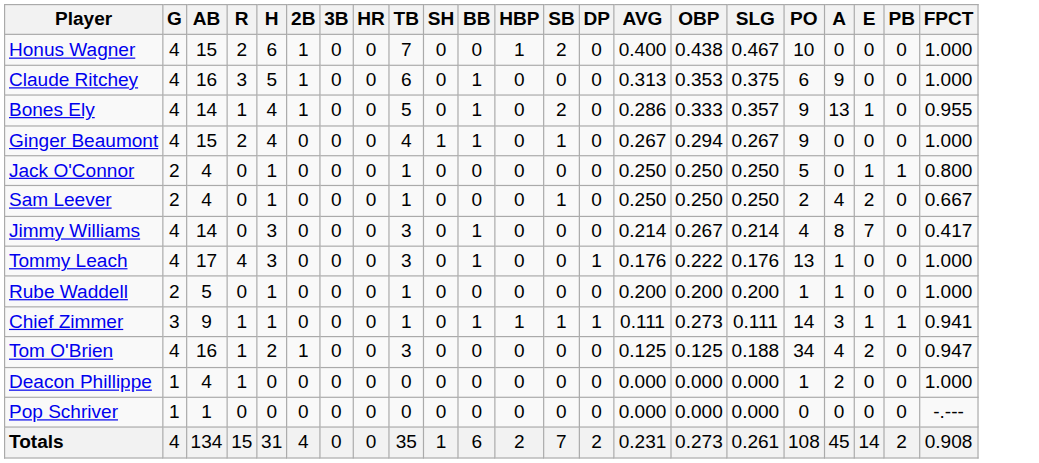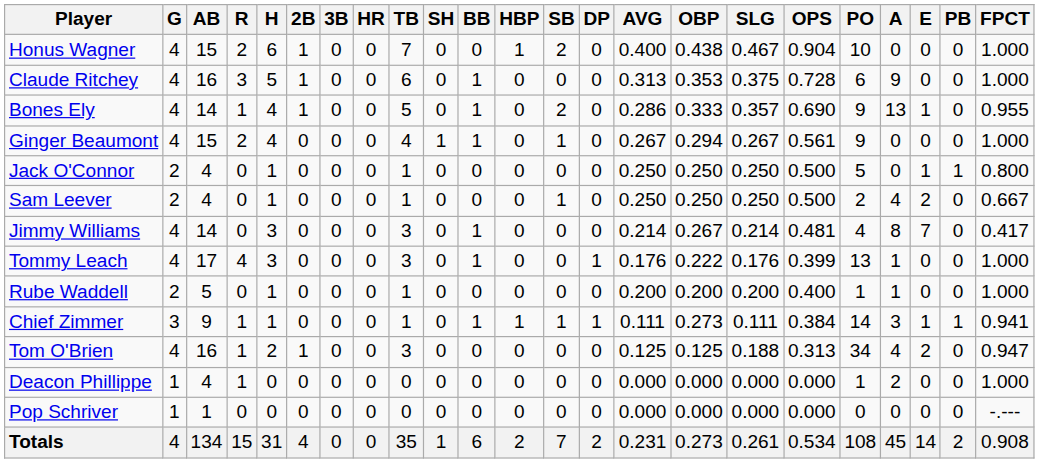+ column: (812, 19)
